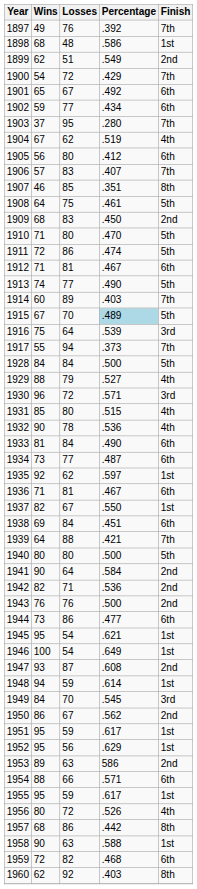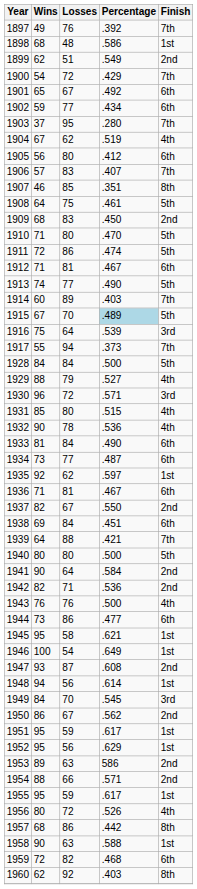(167, 508) 1st -> (169, 508) 2nd
(169, 603) 2nd -> (168, 603) 4th
(68, 635) 54 -> (68, 635) 58
(68, 683) 59 -> (68, 683) 56
(168, 779) 6th -> (169, 779) 2nd
